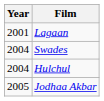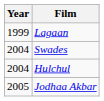(18, 32) 2001 -> (18, 32) 1999
